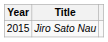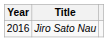(18, 28) 2015 -> (18, 28) 2016
